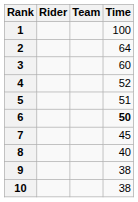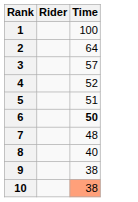- column: (86, 13)
(125, 65) 60 -> (92, 65) 57
(125, 135) 45 -> (92, 135) 48
(125, 188) no background -> (92, 188) lightsalmon background
